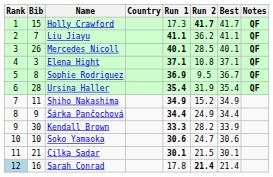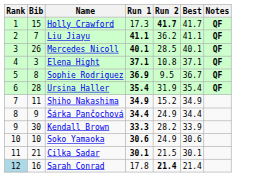- column: (144, 11)
(204, 140) 24.7 -> (167, 140) 24.9
